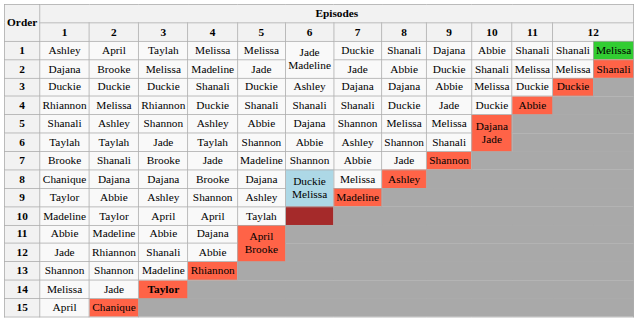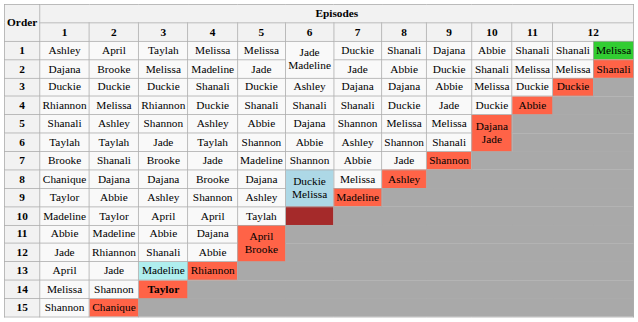(65, 270) Shannon -> (65, 270) April
(114, 270) Shannon -> (114, 270) Jade
(163, 270) no background -> (163, 270) paleturquoise background
(114, 289) Jade -> (114, 289) Shannon
(65, 307) April -> (65, 307) Shannon
